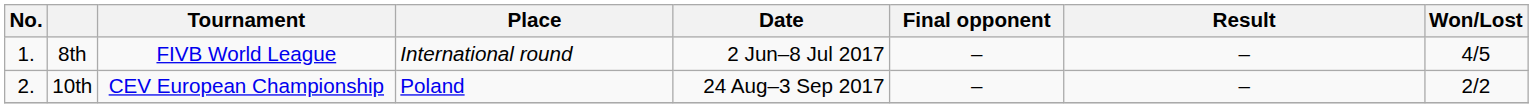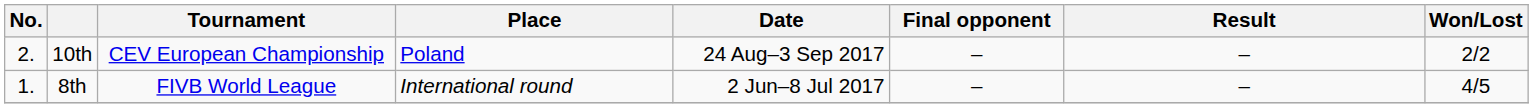rows swapped: (72, 53) <-> (72, 86)
